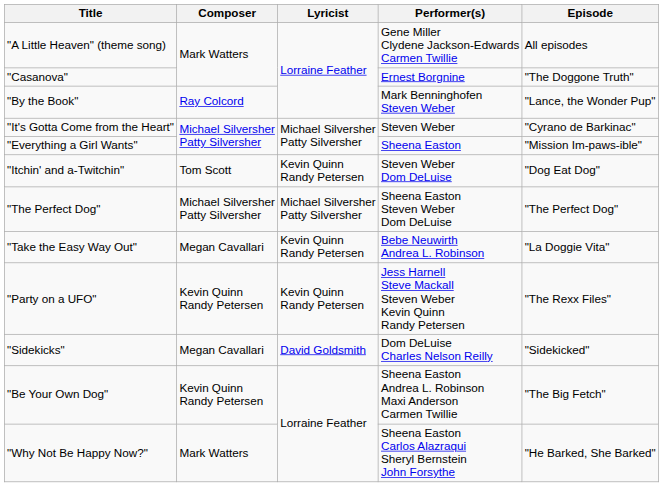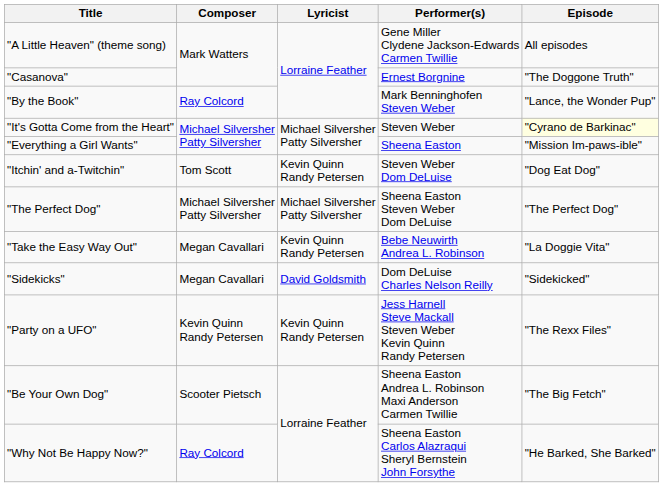(580, 127) no background -> (580, 127) lightyellow background
rows swapped: (52, 298) <-> (36, 350)
(221, 394) Kevin Quinn Randy Petersen -> (220, 394) Scooter Pietsch
(214, 452) Mark Watters -> (212, 452) Ray Colcord
